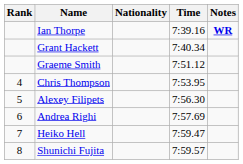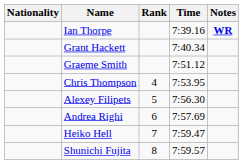columns swapped: (20, 13) <-> (141, 13)
